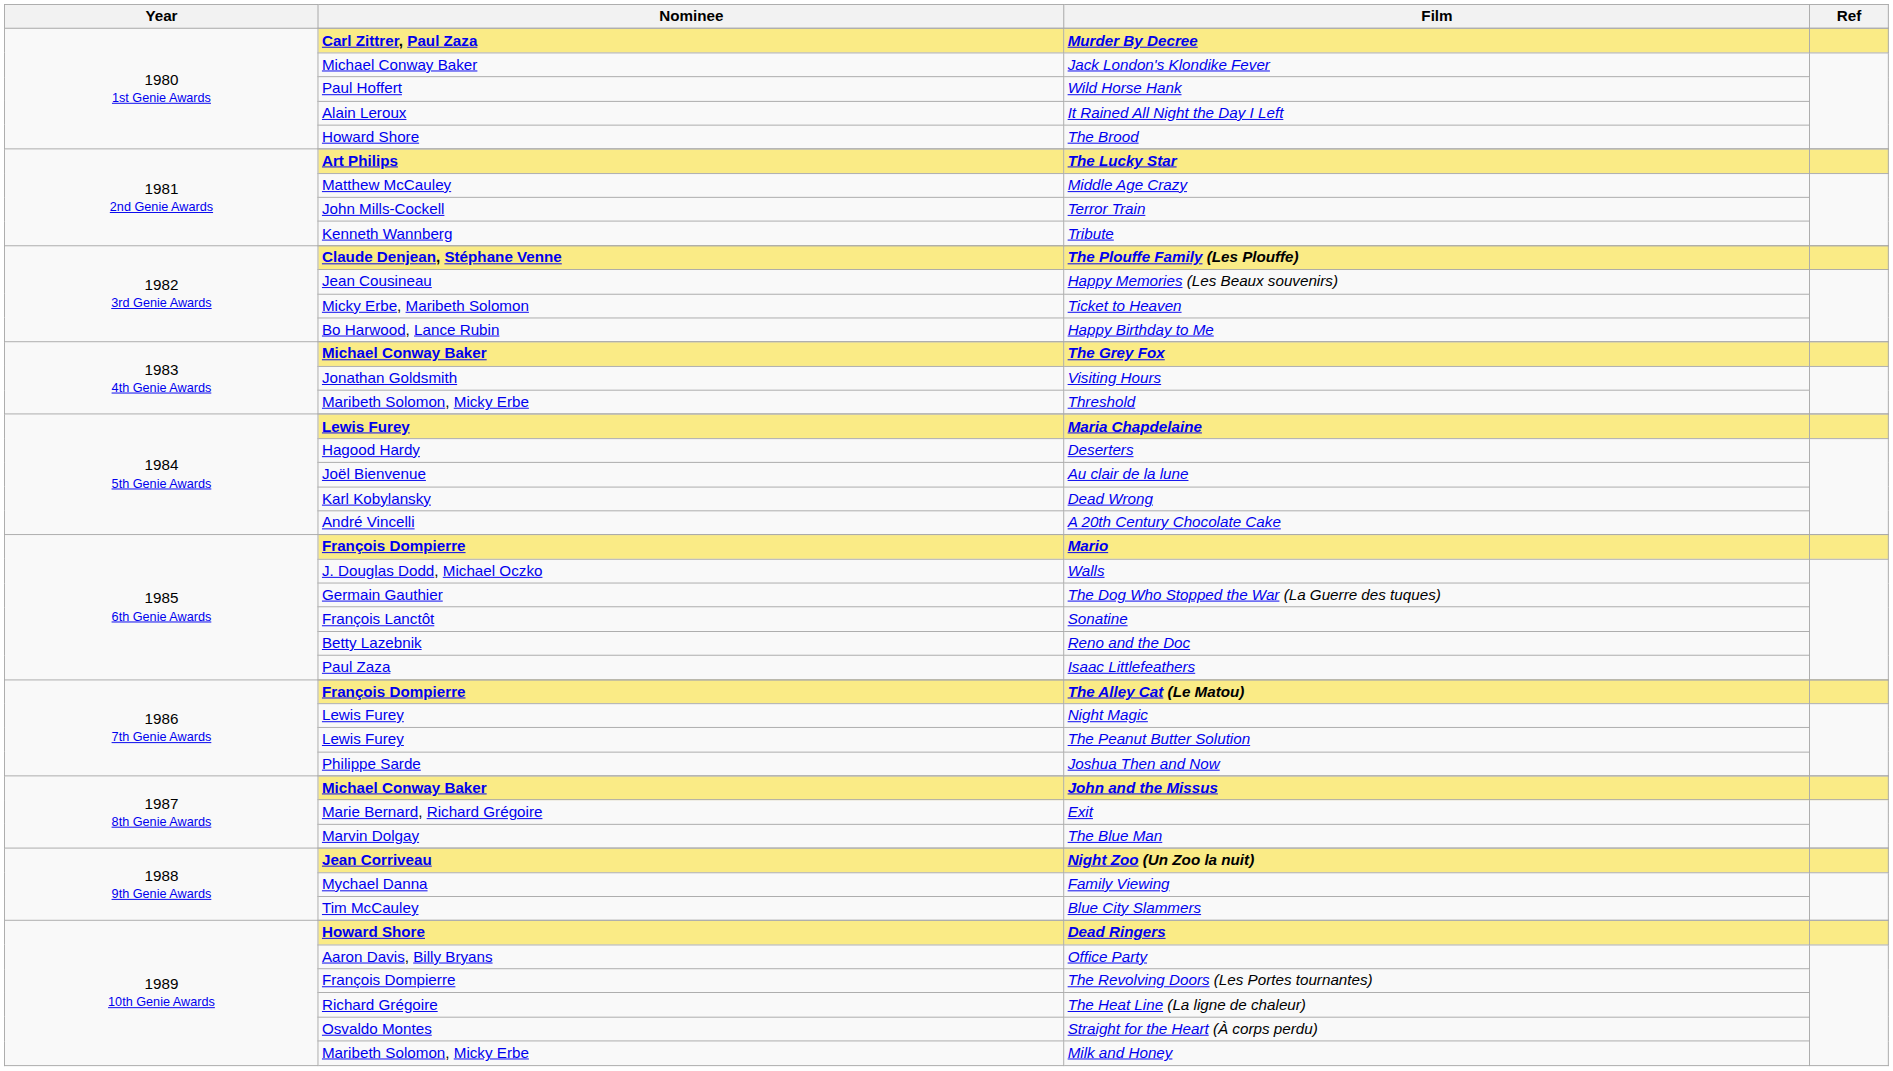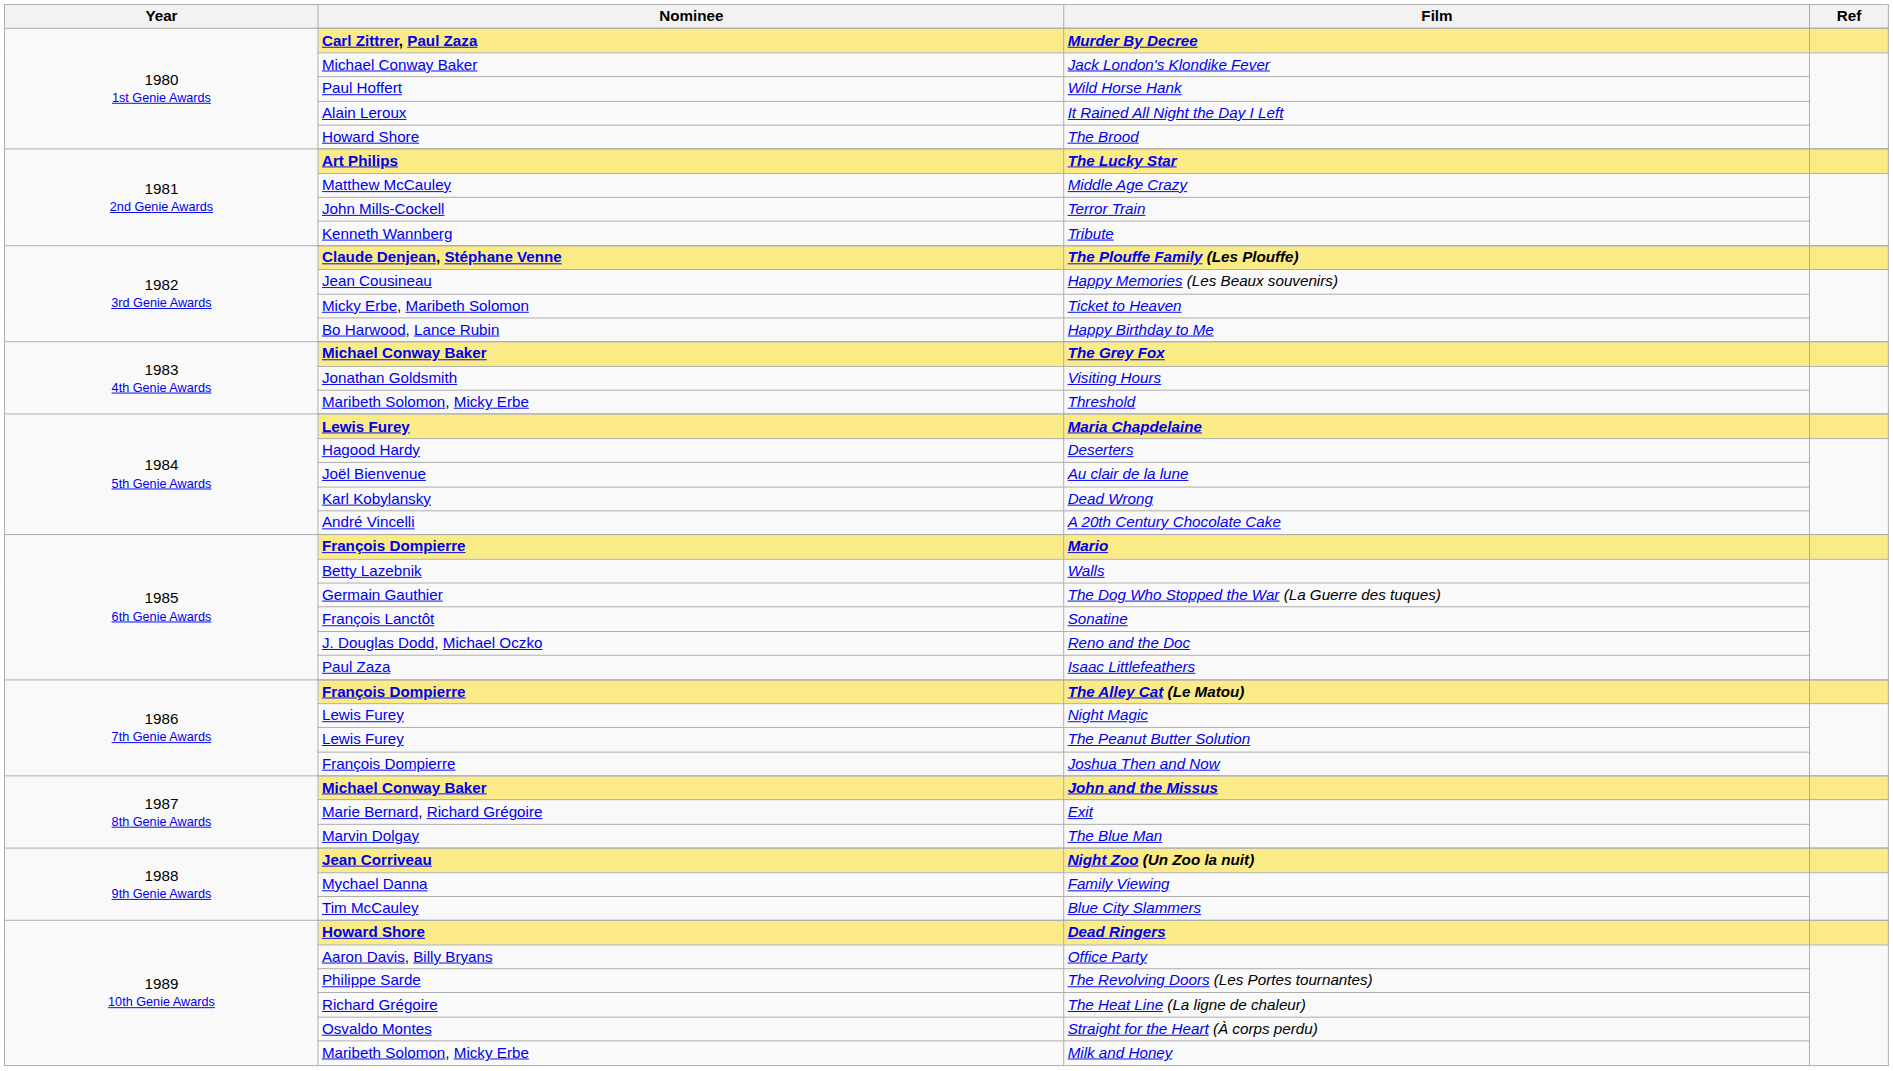(432, 570) J. Douglas Dodd, Michael Oczko -> (372, 570) Betty Lazebnik
(372, 643) Betty Lazebnik -> (432, 643) J. Douglas Dodd, Michael Oczko
(371, 763) Philippe Sarde -> (389, 763) François Dompierre
(389, 980) François Dompierre -> (371, 980) Philippe Sarde
